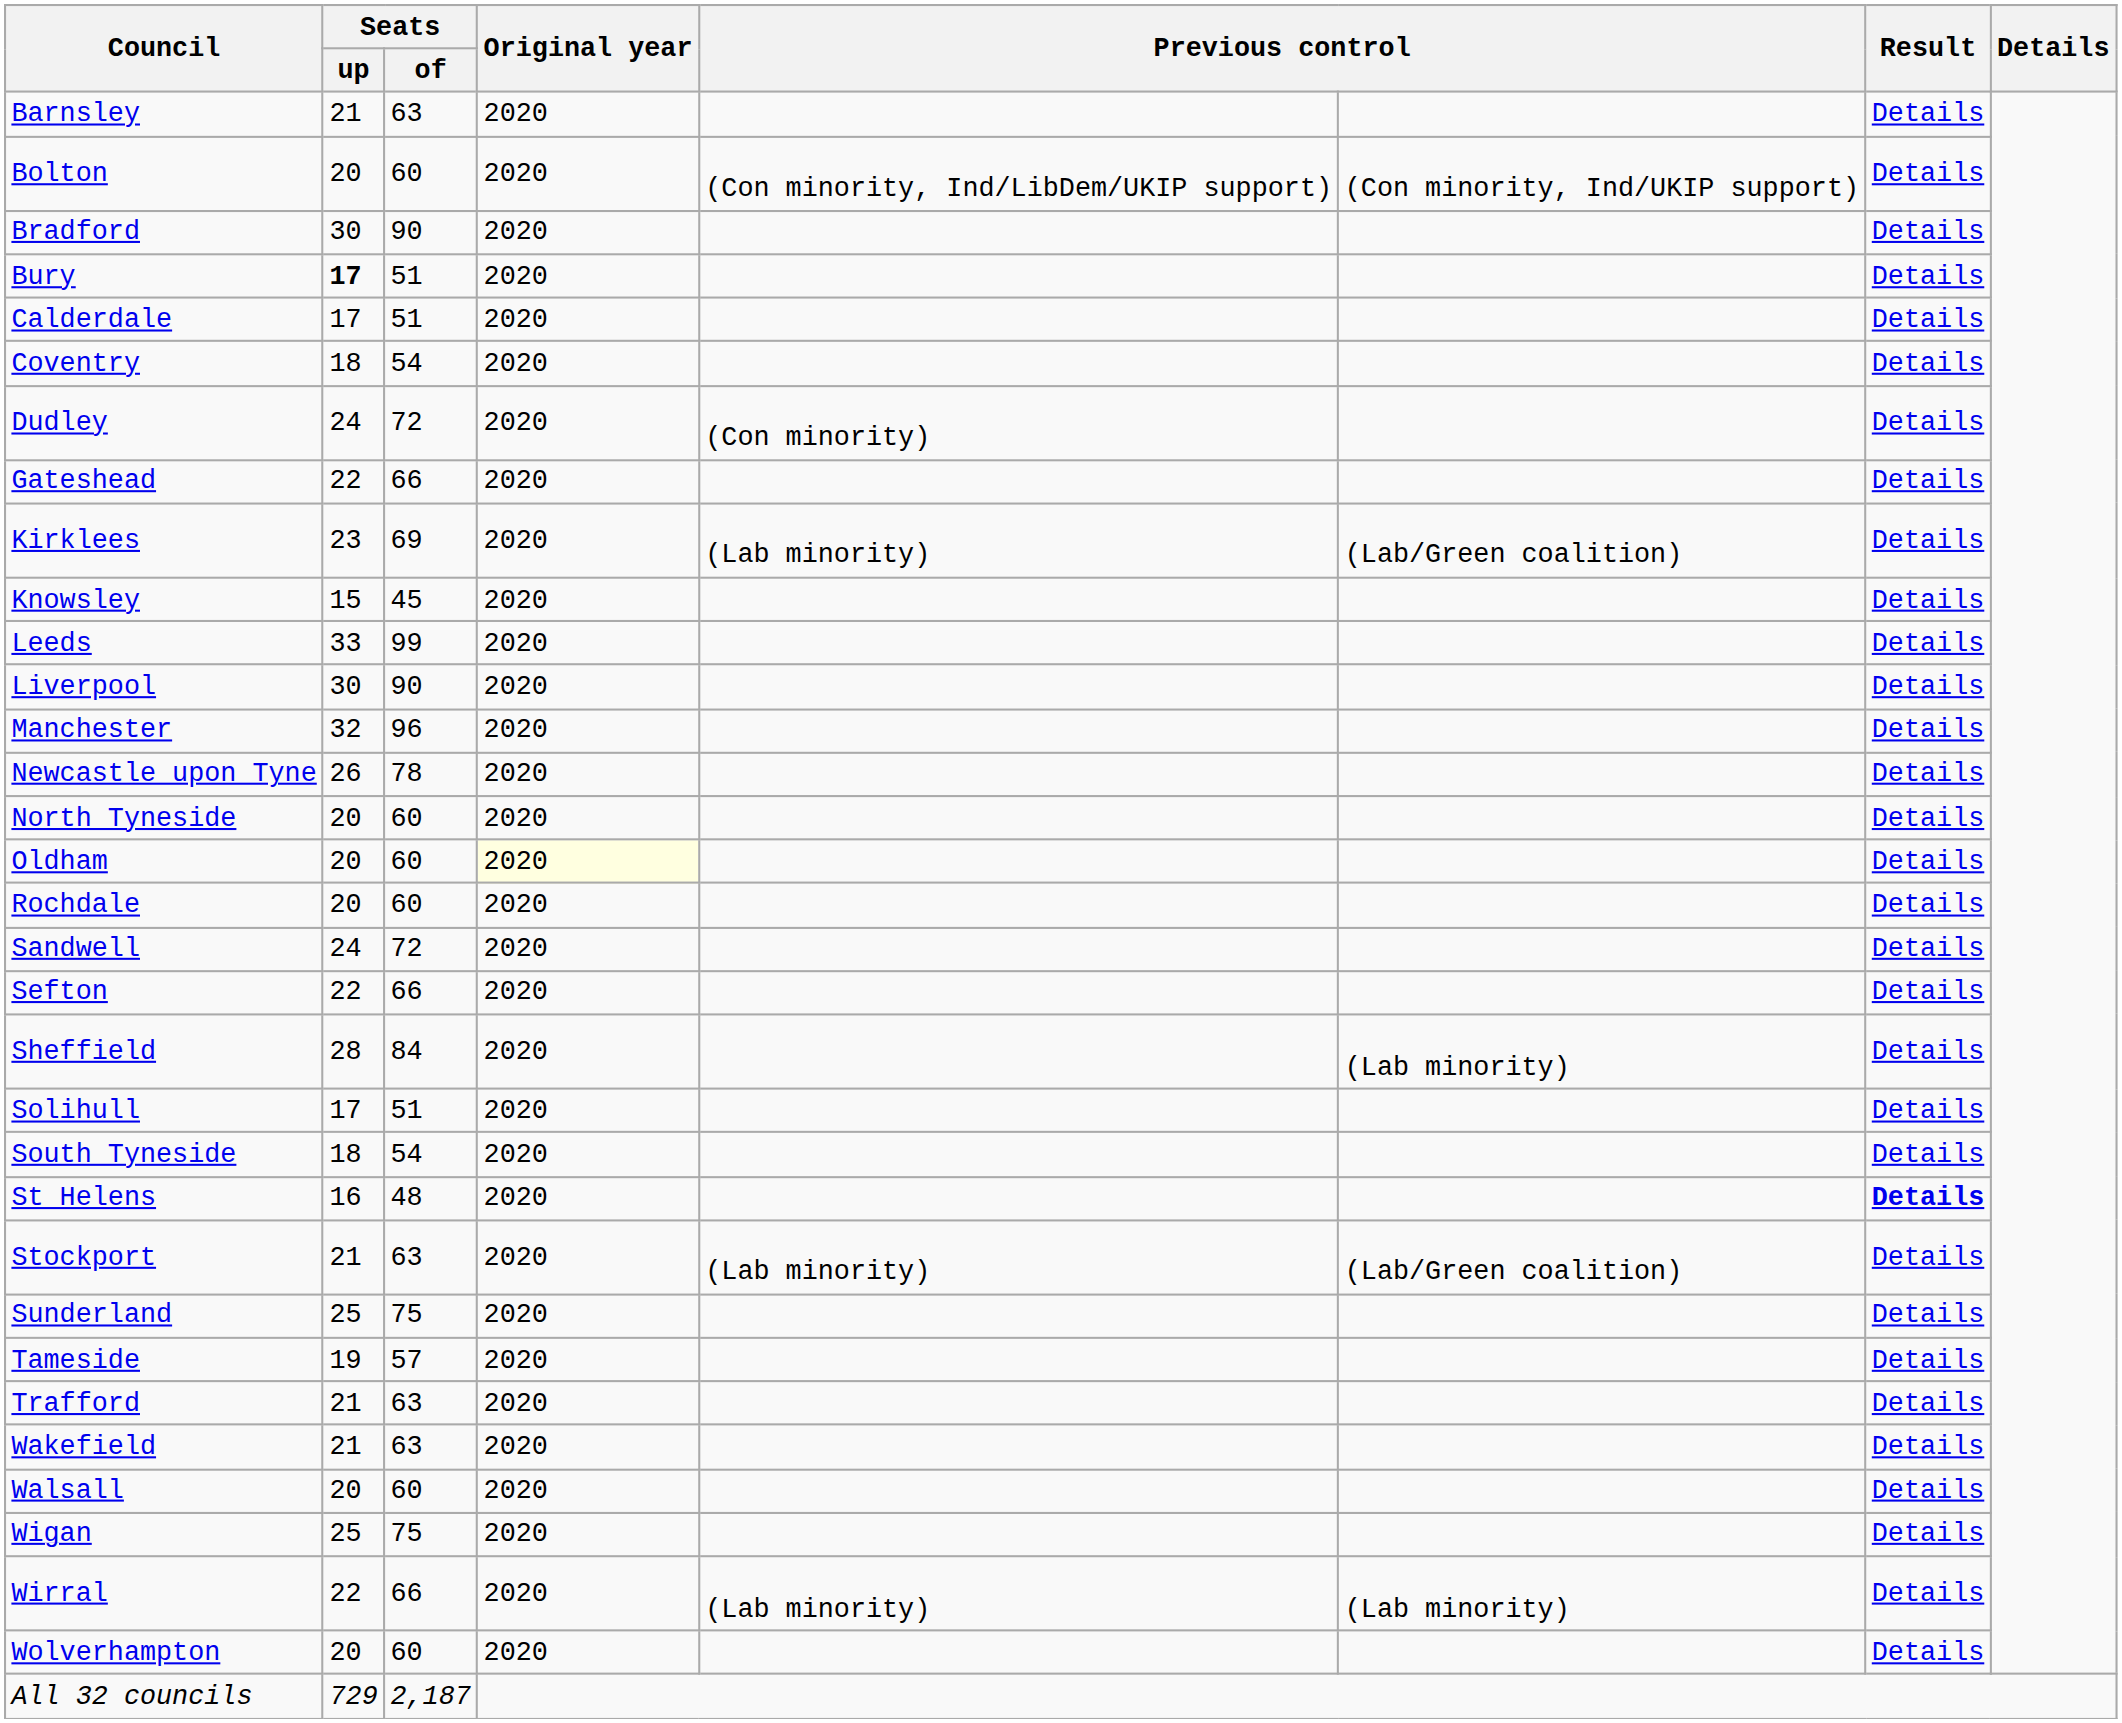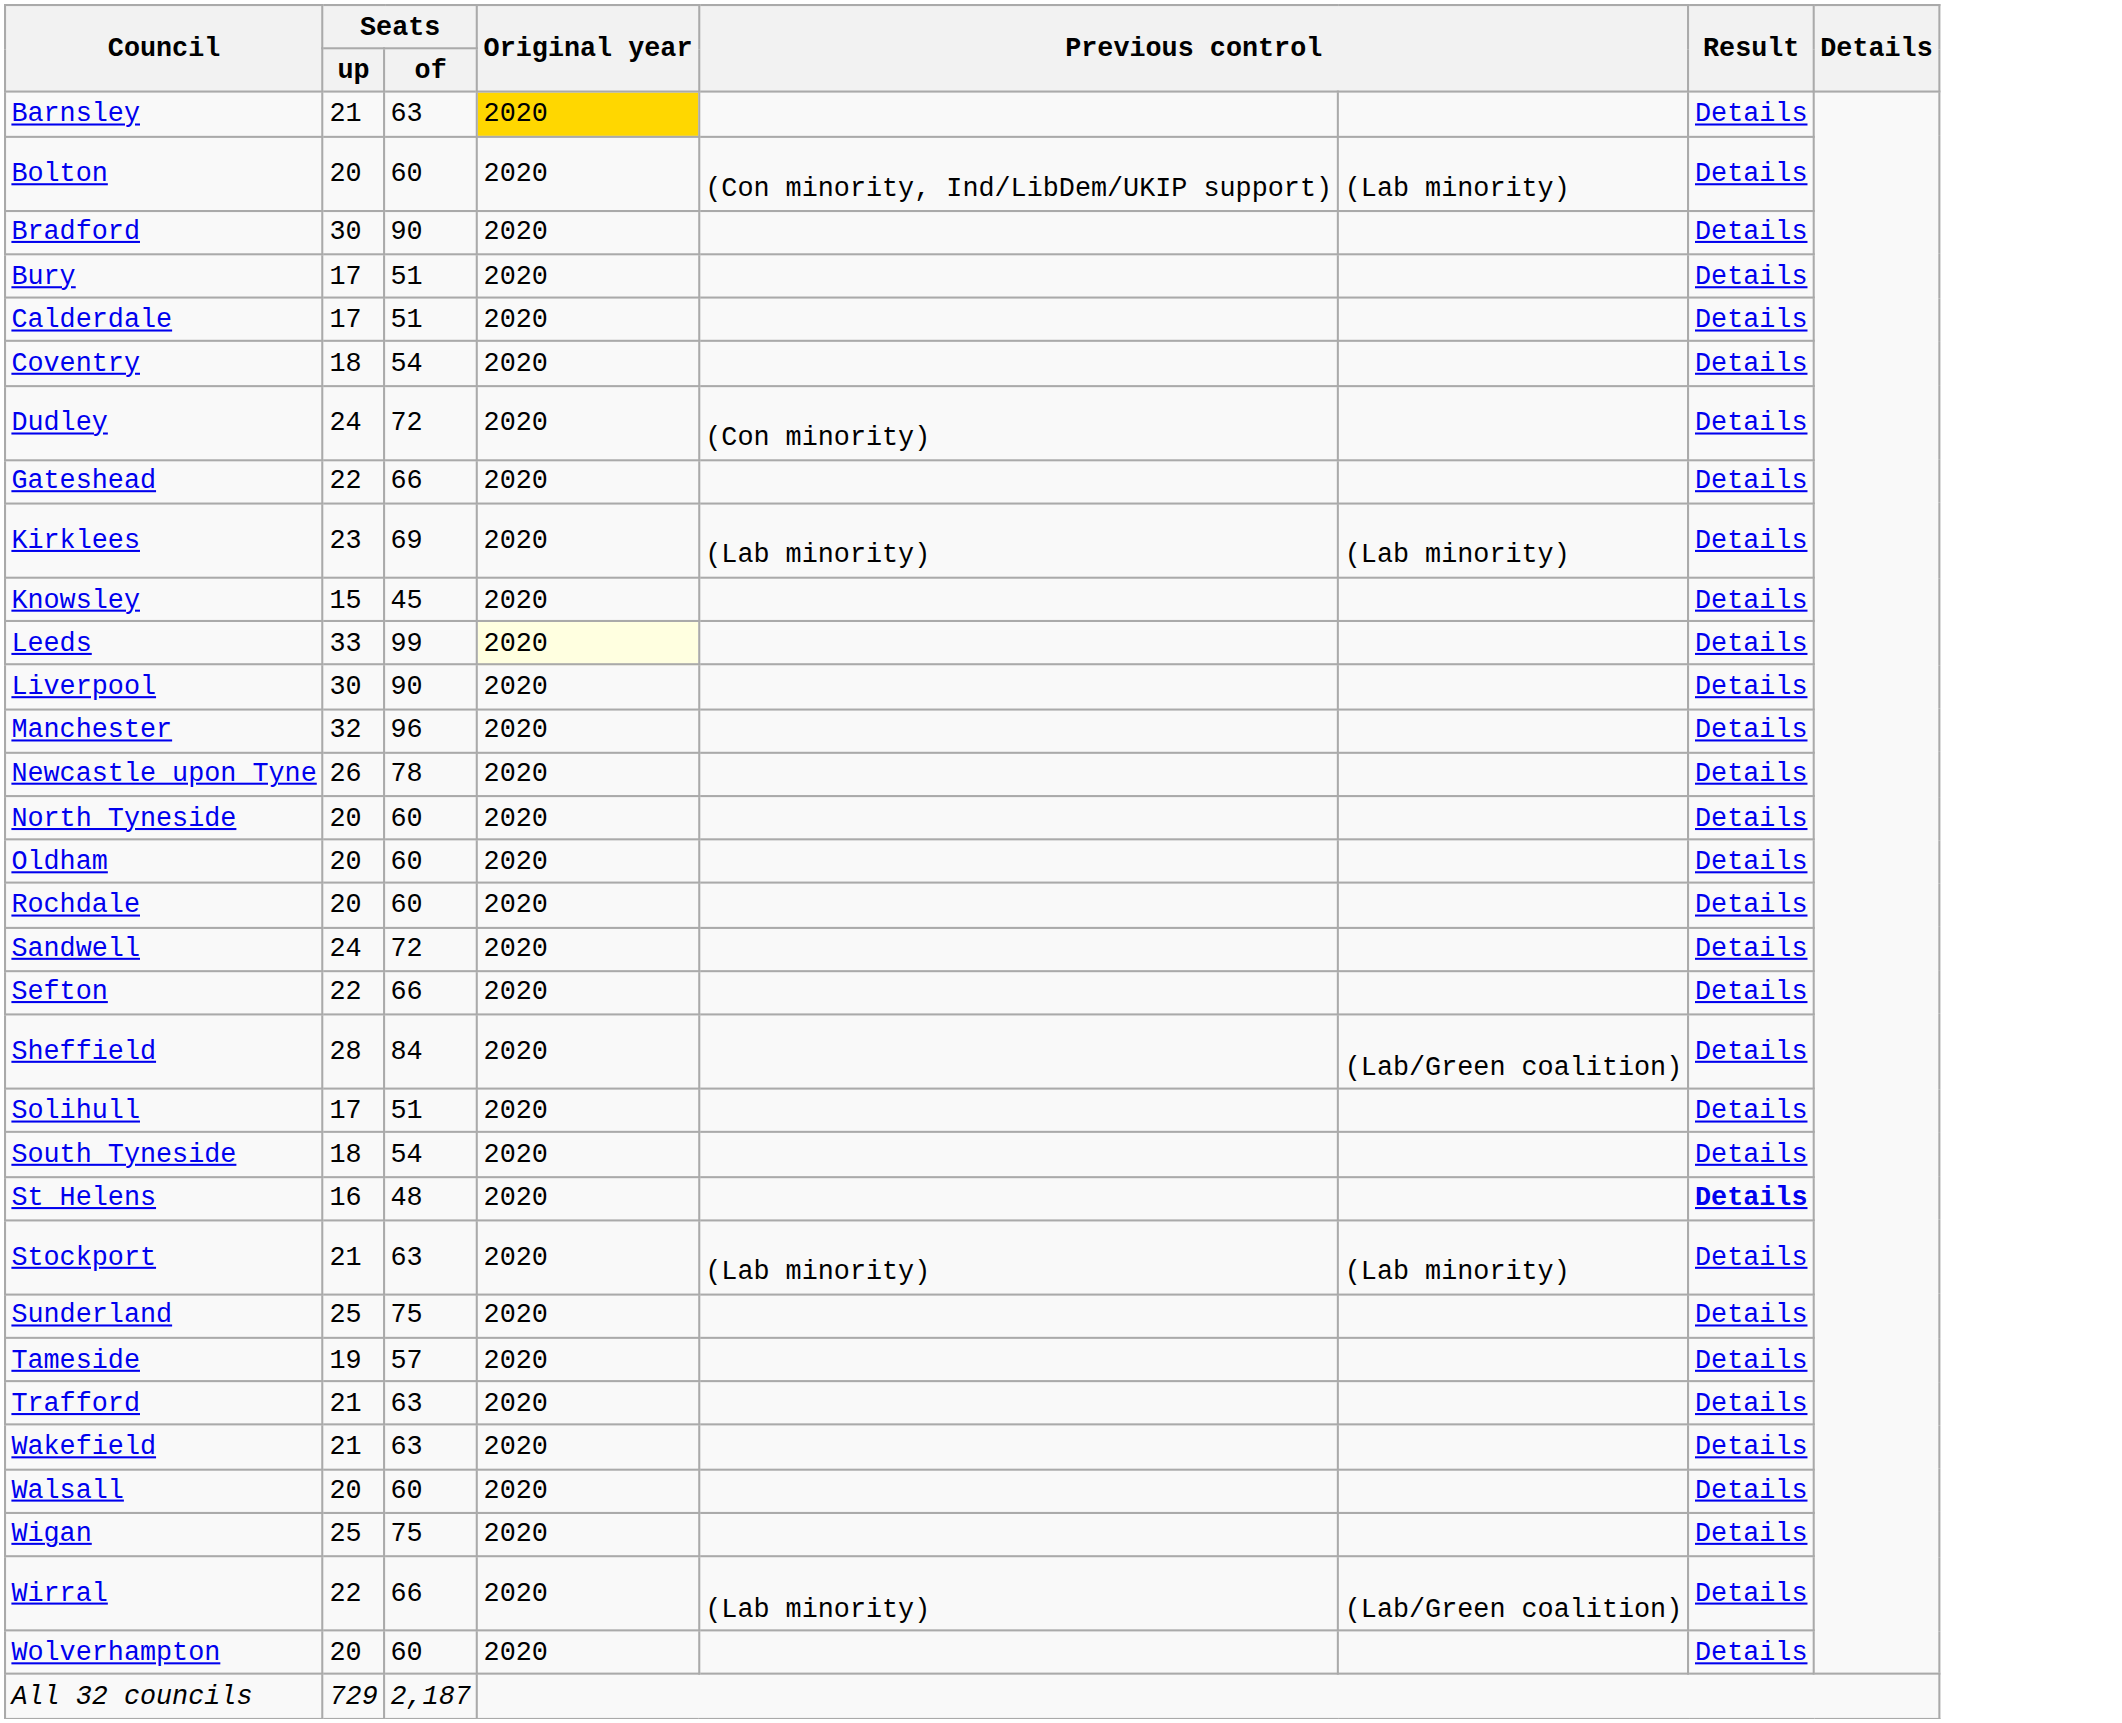(516, 114) no background -> (516, 114) gold background
(1602, 189) (Con minority, Ind/UKIP support) -> (1457, 189) (Lab minority)
(346, 276) bold -> (346, 276) normal
(1514, 556) (Lab/Green coalition) -> (1457, 556) (Lab minority)
(516, 643) no background -> (516, 643) lightyellow background
(516, 862) lightyellow background -> (516, 862) no background
(1457, 1067) (Lab minority) -> (1514, 1067) (Lab/Green coalition)
(1514, 1273) (Lab/Green coalition) -> (1457, 1273) (Lab minority)
(1457, 1609) (Lab minority) -> (1514, 1609) (Lab/Green coalition)
